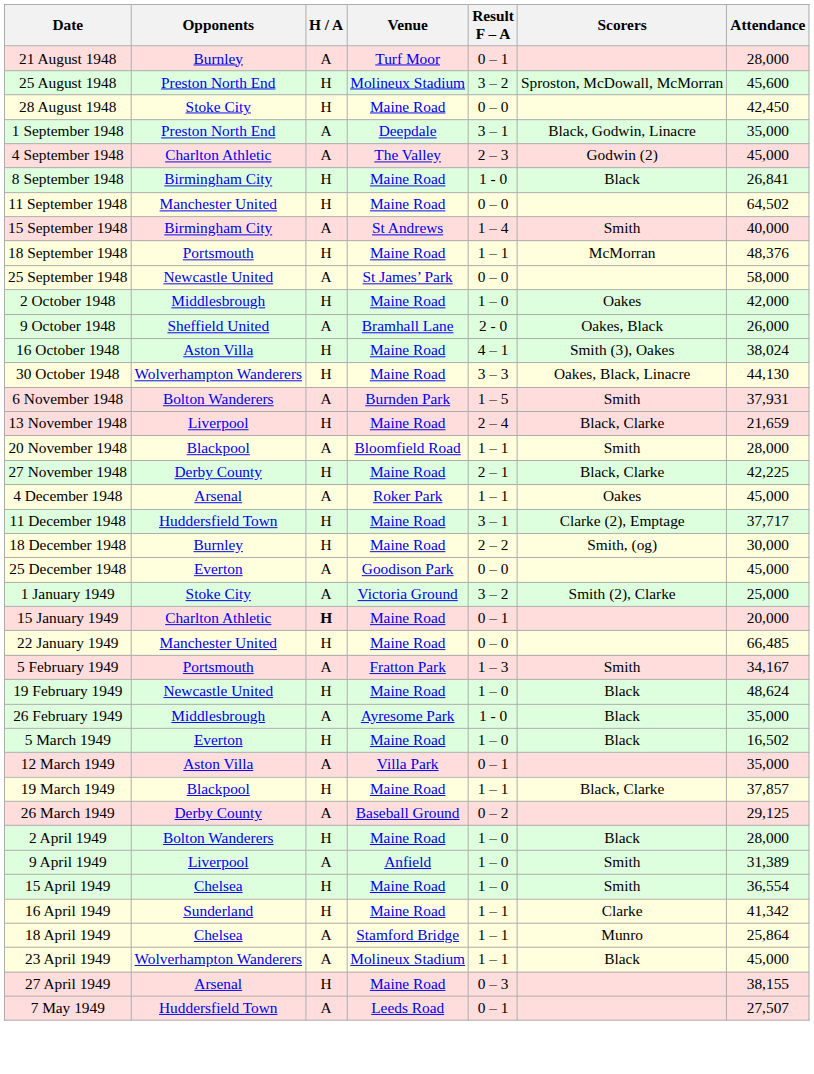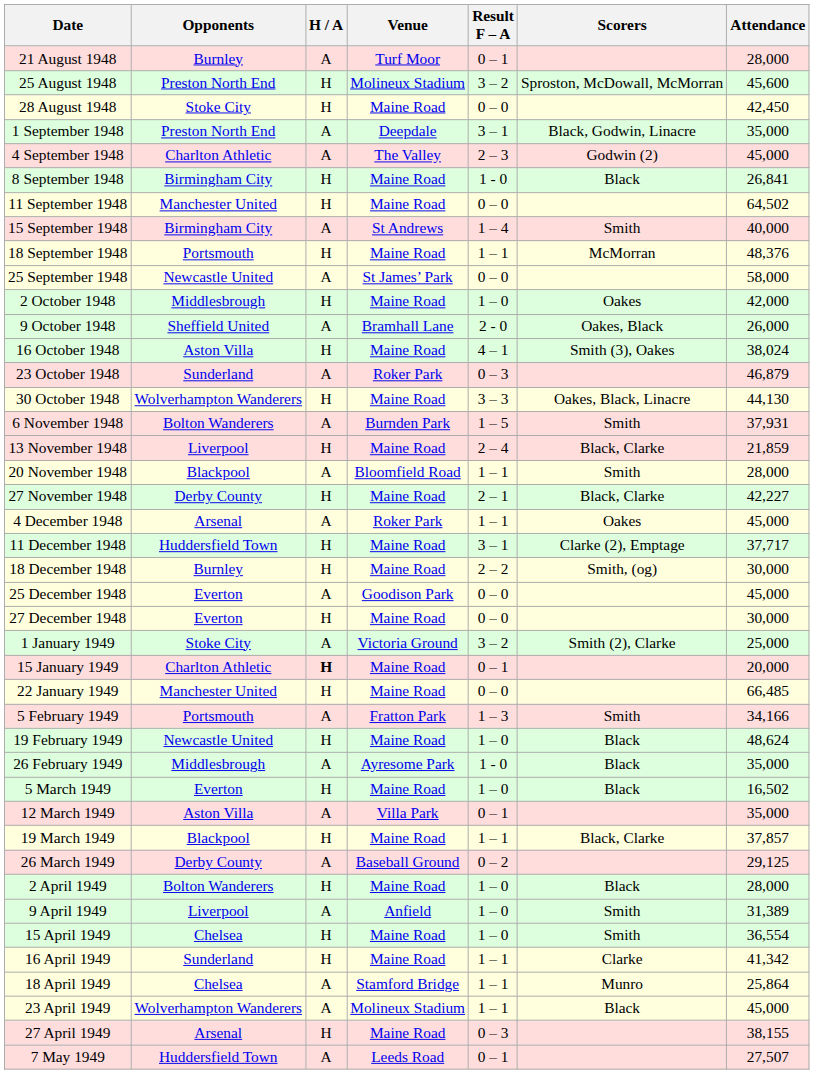+ row: (68, 374)
(768, 423) 21,659 -> (768, 448) 21,859
(768, 472) 42,225 -> (768, 496) 42,227
+ row: (68, 618)
(768, 667) 34,167 -> (768, 716) 34,166
